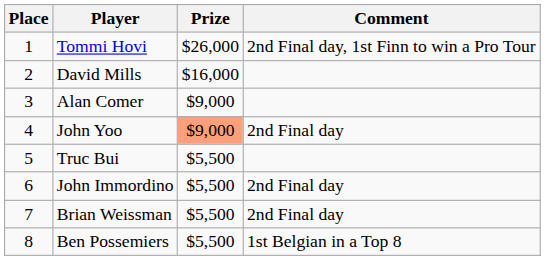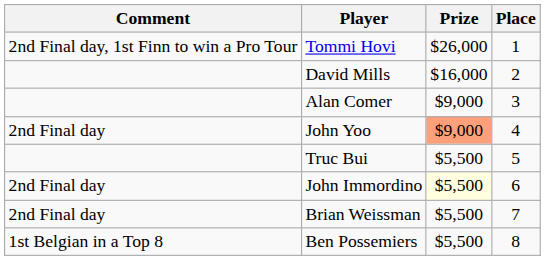columns swapped: (29, 18) <-> (391, 18)
(210, 185) no background -> (459, 185) lightyellow background
